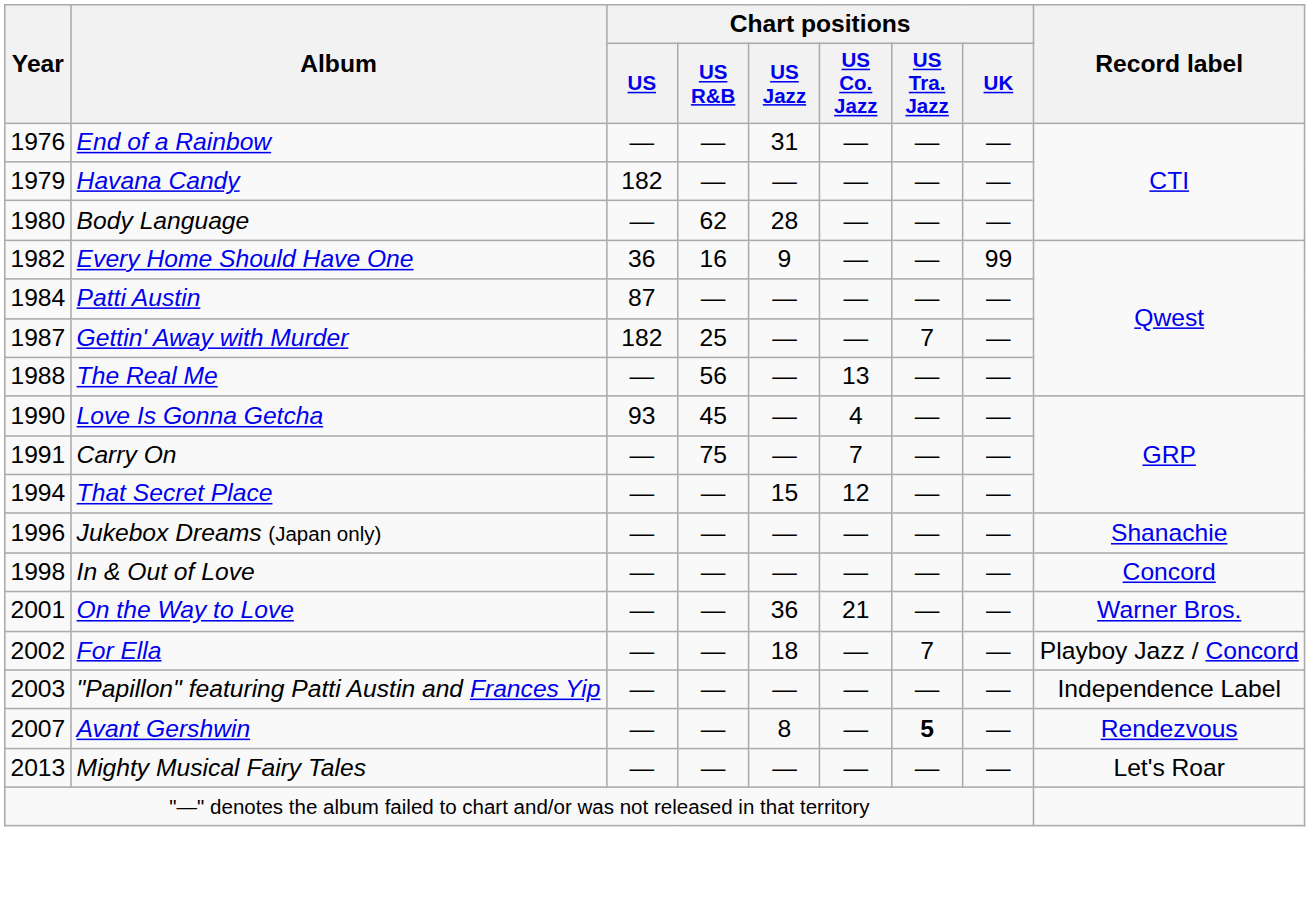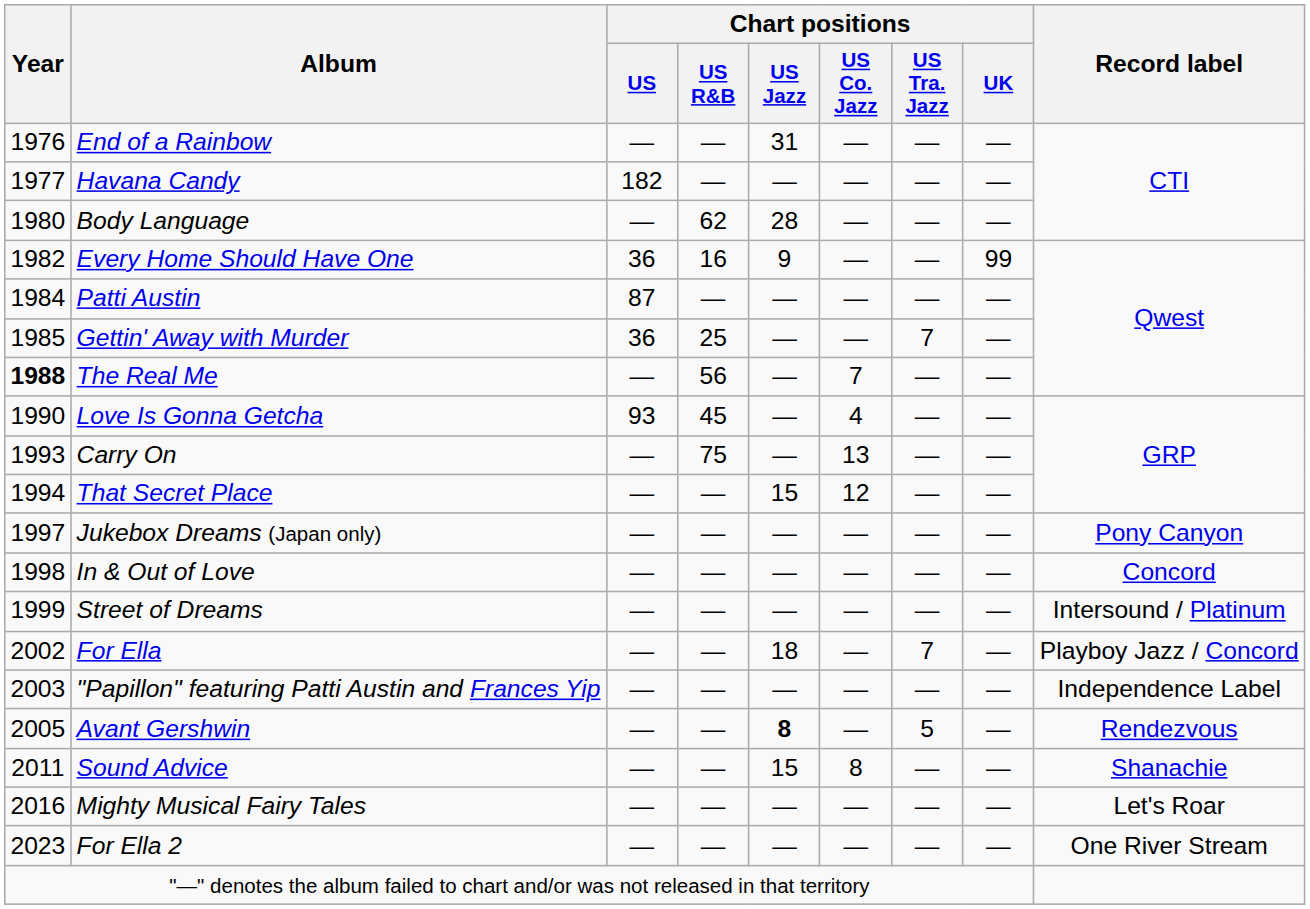(38, 181) 1979 -> (38, 181) 1977
(38, 337) 1987 -> (38, 337) 1985
(642, 337) 182 -> (642, 337) 36
(38, 376) normal -> (38, 376) bold
(856, 376) 13 -> (856, 376) 7
(38, 454) 1991 -> (38, 454) 1993
(856, 454) 7 -> (856, 454) 13
(38, 532) 1996 -> (38, 532) 1997
(1169, 532) Shanachie -> (1169, 532) Pony Canyon
+ row: (170, 611)
- row: (185, 611)
(38, 728) 2007 -> (38, 728) 2005
(784, 728) normal -> (784, 728) bold
(927, 728) bold -> (927, 728) normal
+ row: (152, 767)
(38, 767) 2013 -> (38, 806) 2016
+ row: (129, 845)
